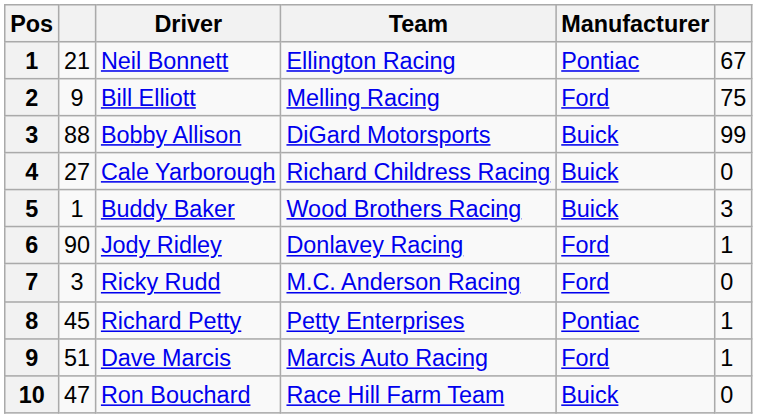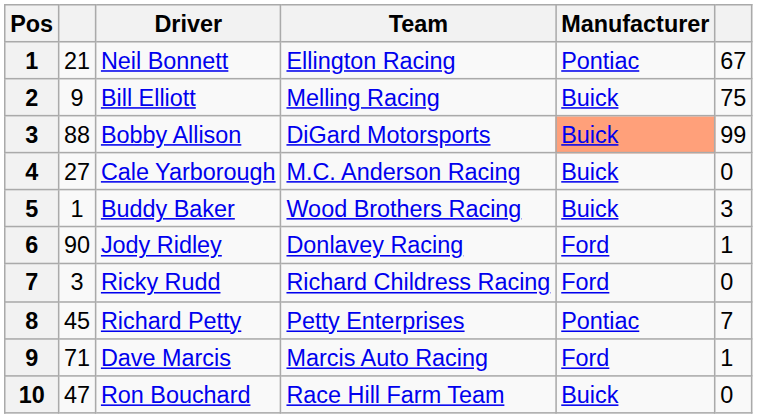(585, 98) Ford -> (590, 98) Buick
(590, 135) no background -> (590, 135) lightsalmon background
(418, 172) Richard Childress Racing -> (403, 172) M.C. Anderson Racing
(403, 283) M.C. Anderson Racing -> (418, 283) Richard Childress Racing
(727, 320) 1 -> (727, 320) 7
(77, 357) 51 -> (77, 357) 71
